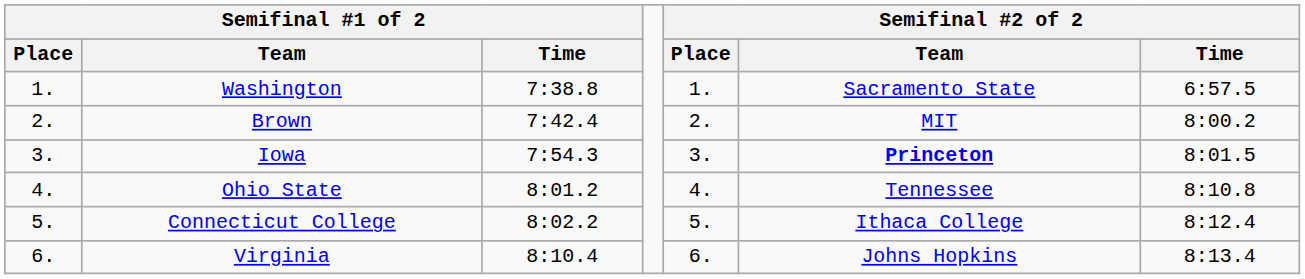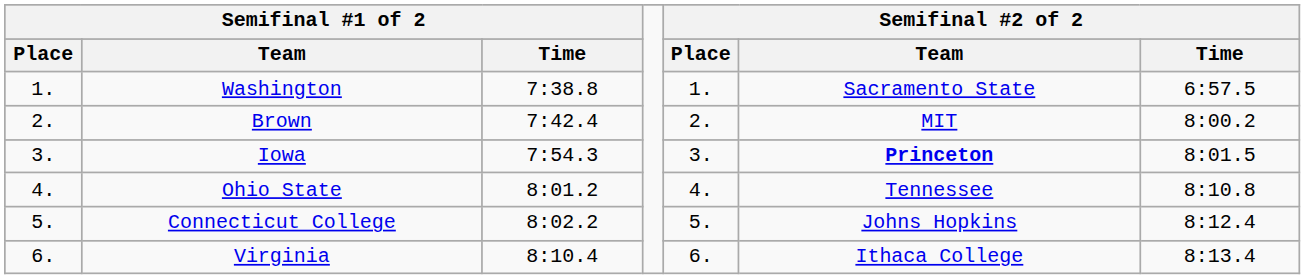(939, 223) Ithaca College -> (939, 223) Johns Hopkins
(939, 257) Johns Hopkins -> (939, 257) Ithaca College
